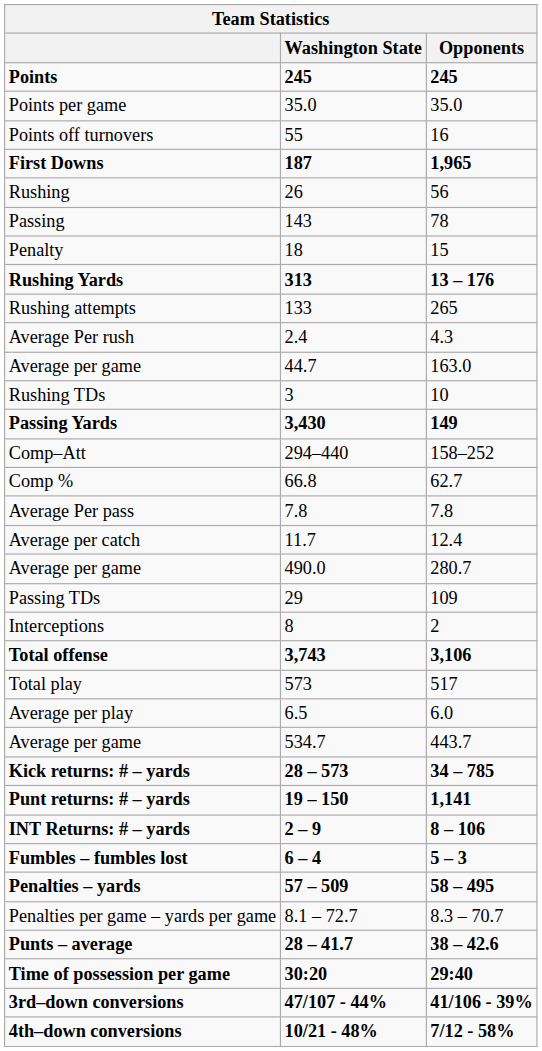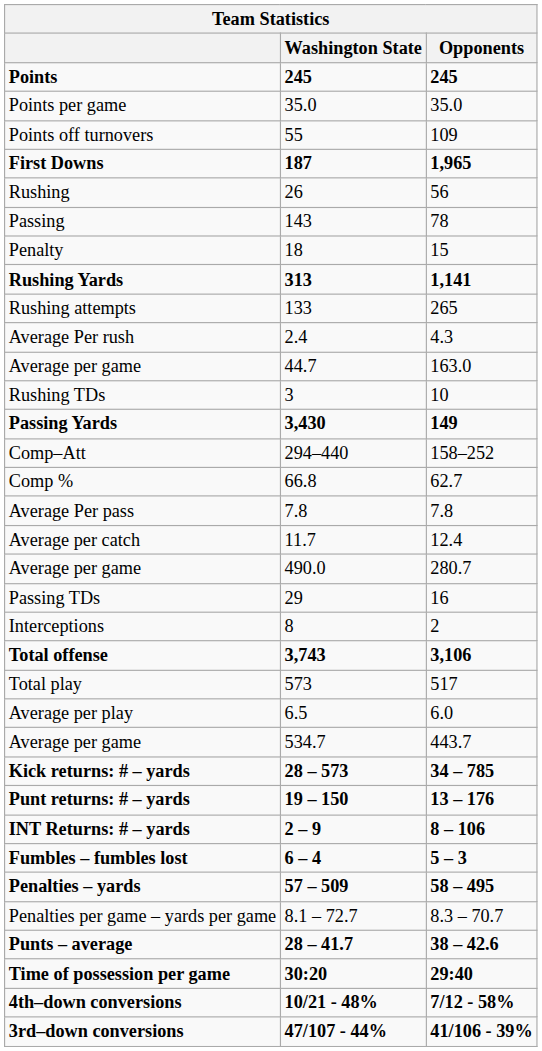(439, 134) 16 -> (444, 134) 109
(462, 279) 13 – 176 -> (451, 279) 1,141
(444, 597) 109 -> (439, 597) 16
(451, 800) 1,141 -> (462, 800) 13 – 176
rows swapped: (96, 1002) <-> (95, 1031)
